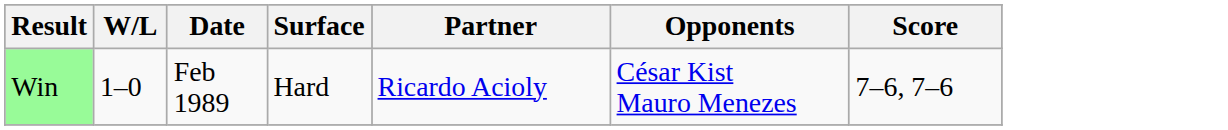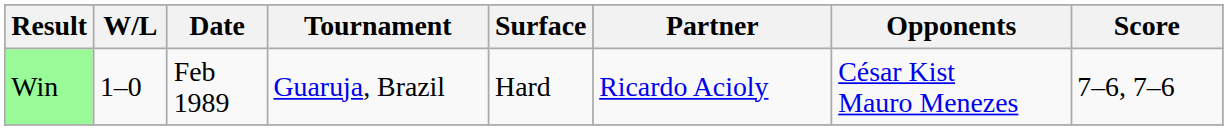+ column: (378, 26)
